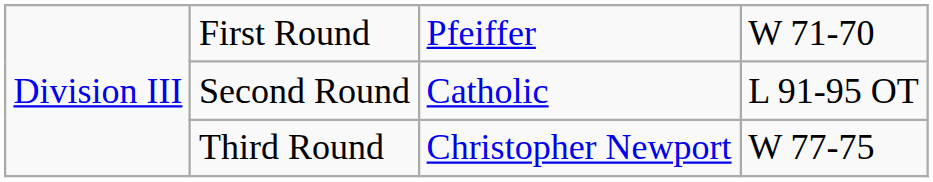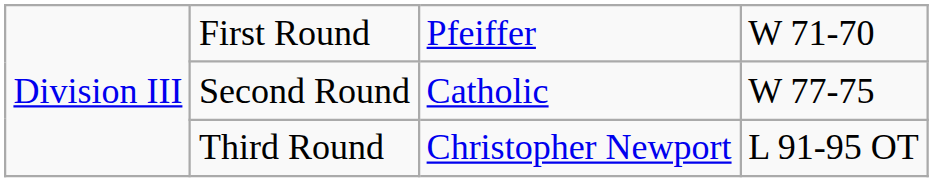(833, 90) L 91-95 OT -> (811, 90) W 77-75
(811, 147) W 77-75 -> (833, 147) L 91-95 OT
